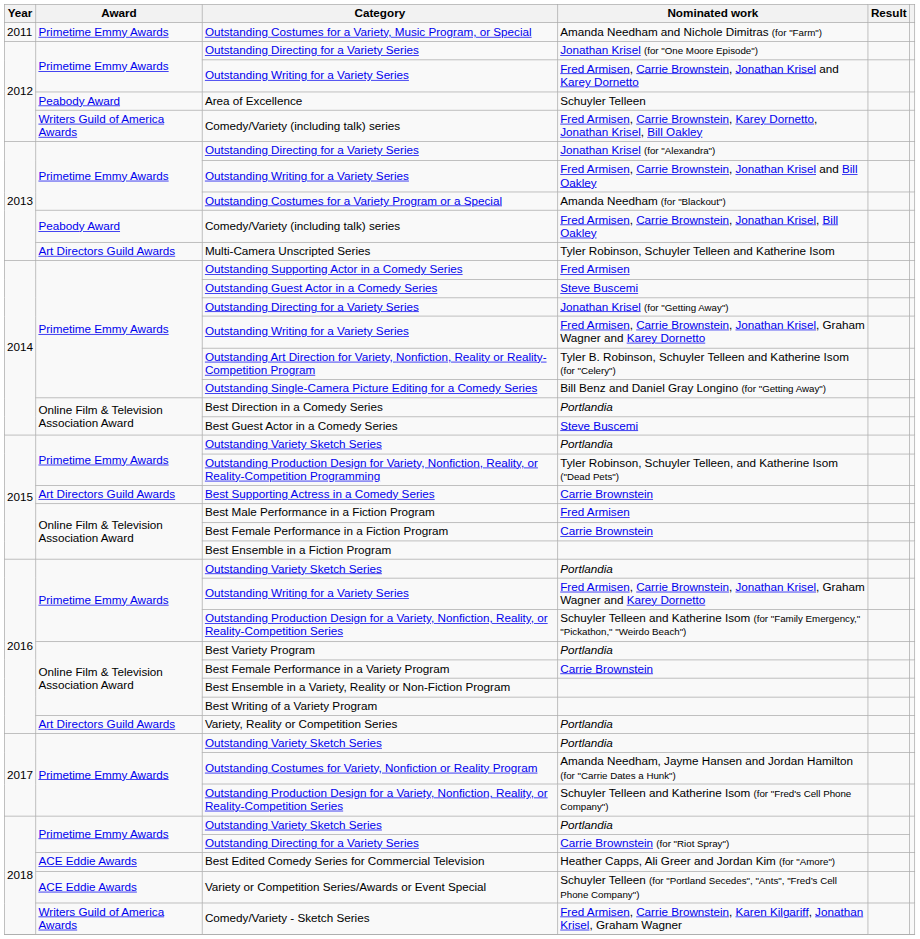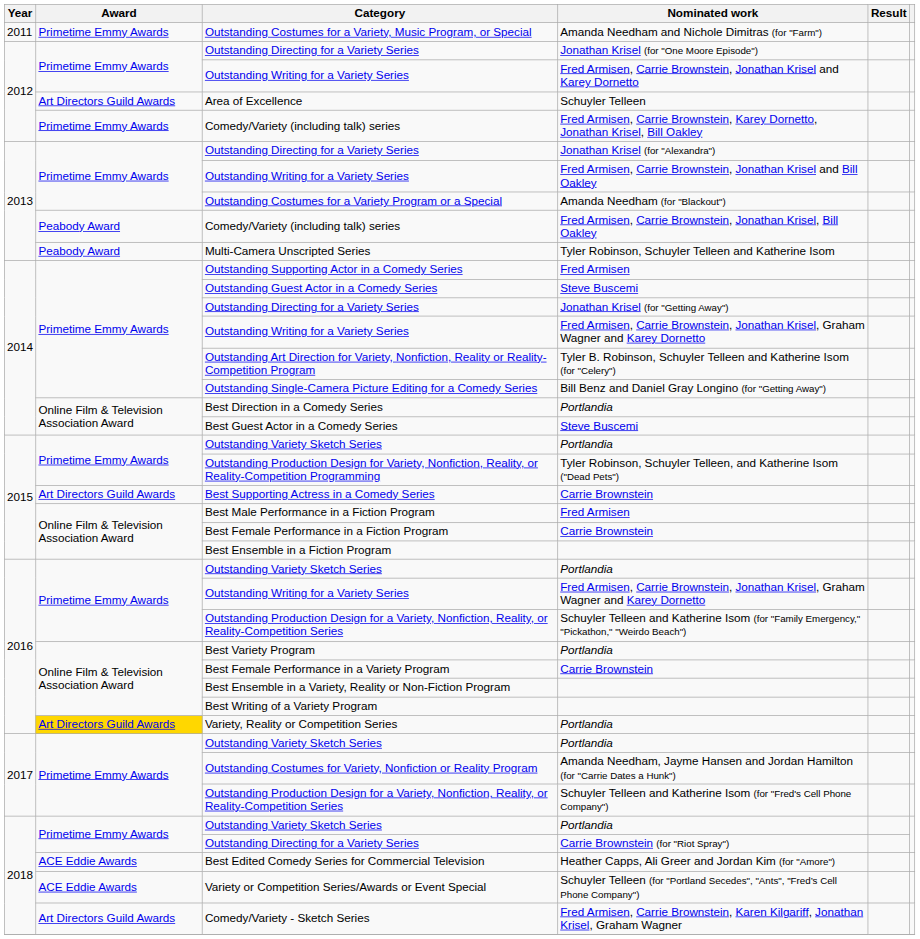(79, 100) Peabody Award -> (107, 100) Art Directors Guild Awards
(101, 126) Writers Guild of America Awards -> (104, 126) Primetime Emmy Awards
(107, 251) Art Directors Guild Awards -> (79, 251) Peabody Award
(107, 724) no background -> (107, 724) gold background
(101, 918) Writers Guild of America Awards -> (107, 918) Art Directors Guild Awards
